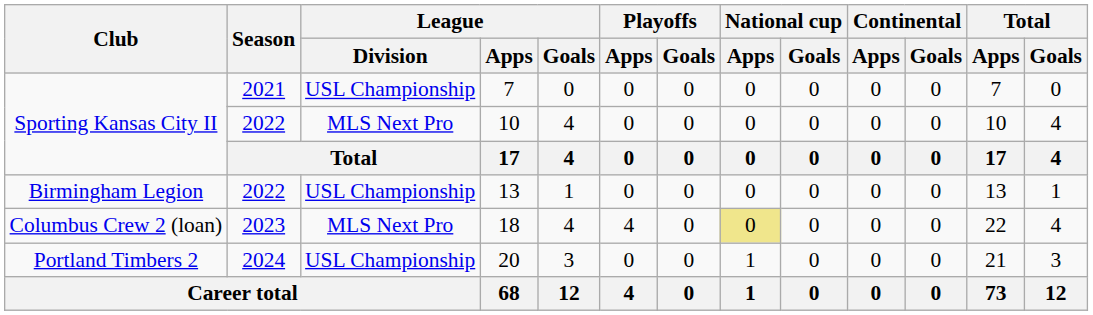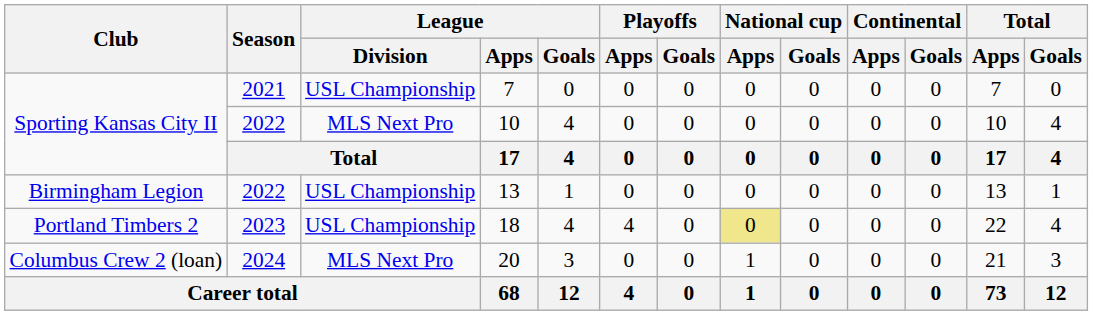(116, 225) Columbus Crew 2 (loan) -> (116, 225) Portland Timbers 2
(390, 225) MLS Next Pro -> (390, 225) USL Championship
(116, 259) Portland Timbers 2 -> (116, 259) Columbus Crew 2 (loan)
(390, 259) USL Championship -> (390, 259) MLS Next Pro
